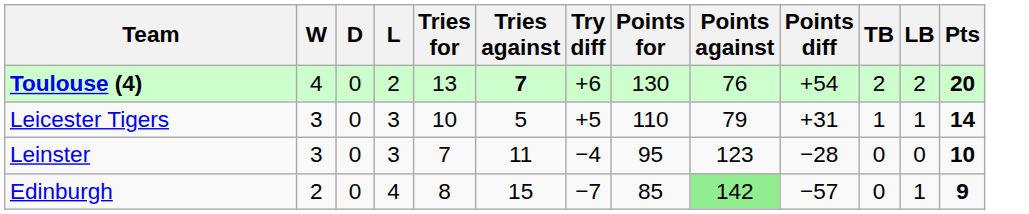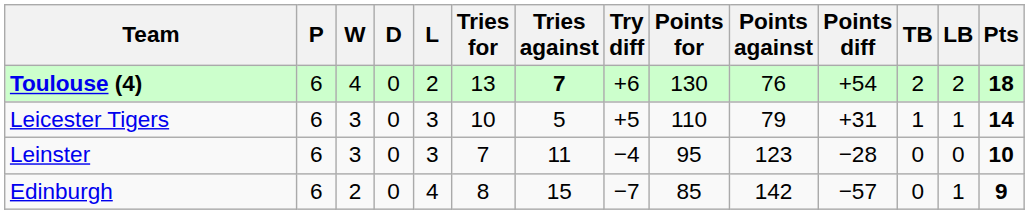+ column: (316, 35)
(963, 83) 20 -> (1001, 83) 18
(735, 190) lightgreen background -> (773, 190) no background
